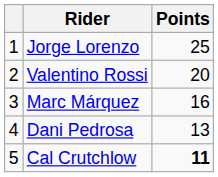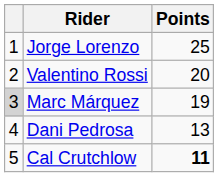(14, 102) no background -> (14, 102) lightgrey background
(200, 102) 16 -> (200, 102) 19
